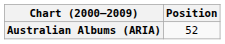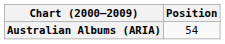(192, 30) 52 -> (192, 30) 54
